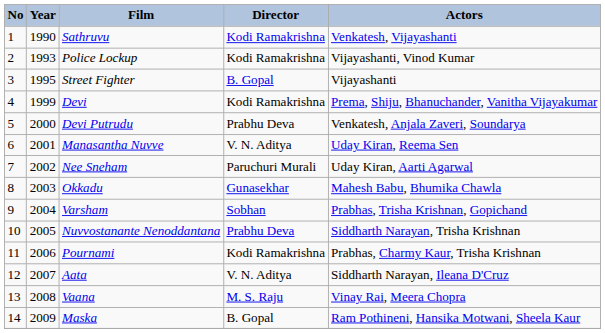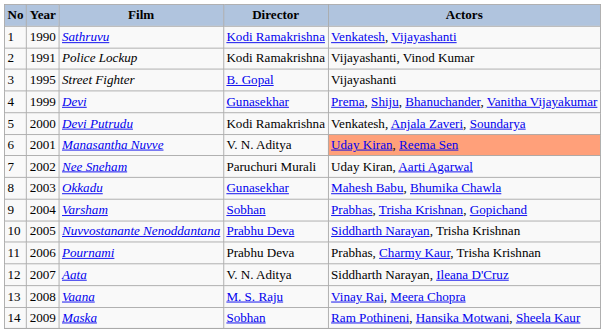(43, 58) 1993 -> (43, 58) 1991
(276, 102) Kodi Ramakrishna -> (258, 102) Gunasekhar
(260, 123) Prabhu Deva -> (276, 123) Kodi Ramakrishna
(395, 145) no background -> (395, 145) lightsalmon background
(276, 253) Kodi Ramakrishna -> (260, 253) Prabhu Deva
(250, 318) B. Gopal -> (246, 318) Sobhan
